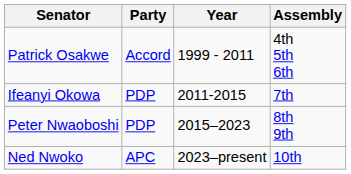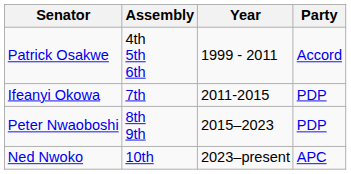columns swapped: (148, 16) <-> (308, 16)
